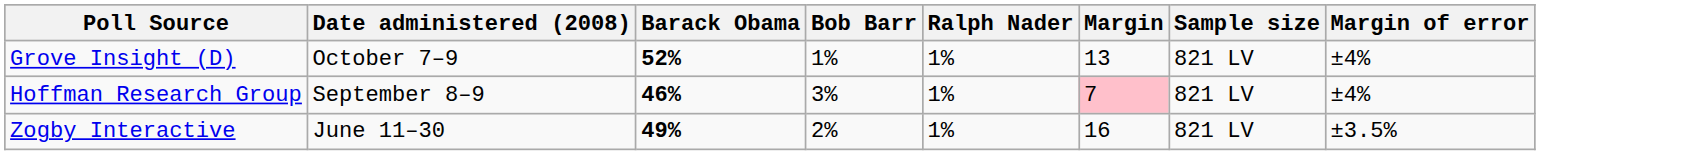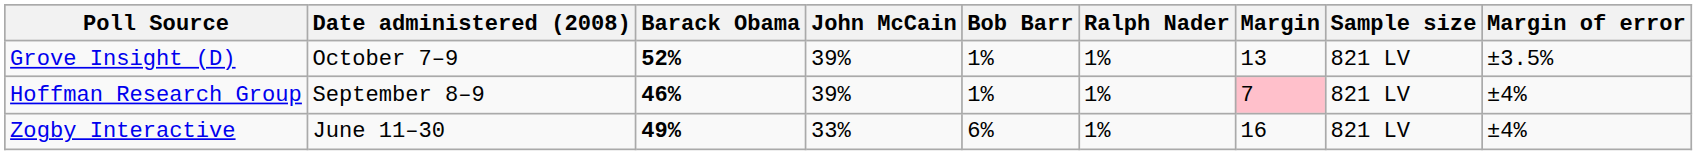+ column: (884, 23)
(1350, 59) ±4% -> (1520, 59) ±3.5%
(824, 95) 3% -> (981, 95) 1%
(824, 131) 2% -> (981, 131) 6%
(1364, 131) ±3.5% -> (1507, 131) ±4%
